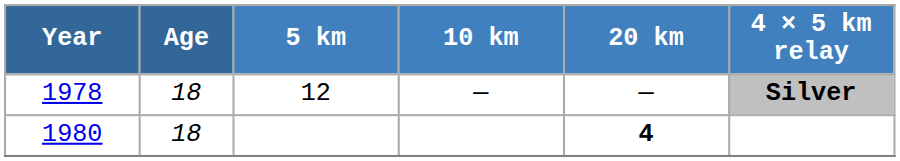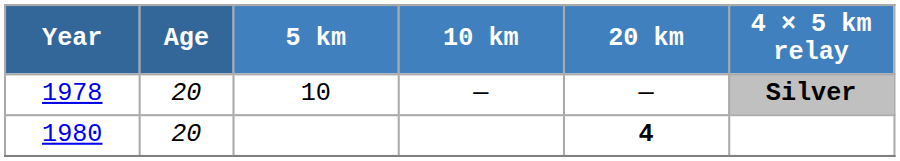(186, 95) 18 -> (186, 95) 20
(316, 95) 12 -> (316, 95) 10
(186, 136) 18 -> (186, 136) 20
